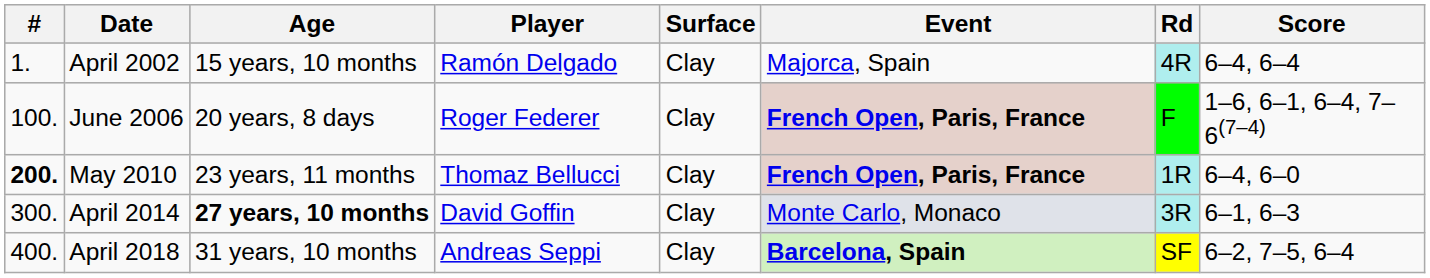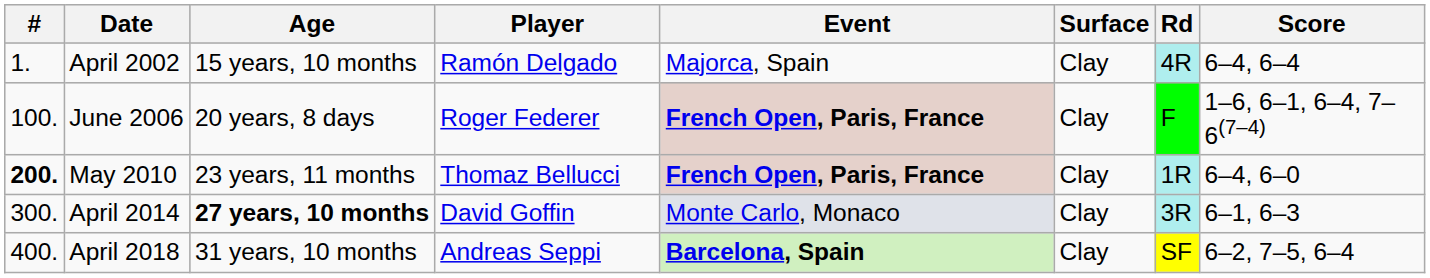columns swapped: (958, 23) <-> (711, 23)
